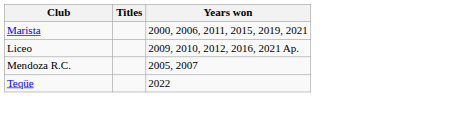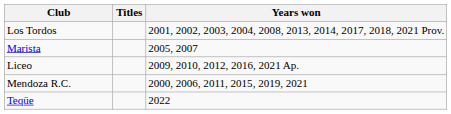+ row: (32, 30)
(228, 30) 2000, 2006, 2011, 2015, 2019, 2021 -> (173, 48) 2005, 2007
(173, 65) 2005, 2007 -> (228, 83) 2000, 2006, 2011, 2015, 2019, 2021
